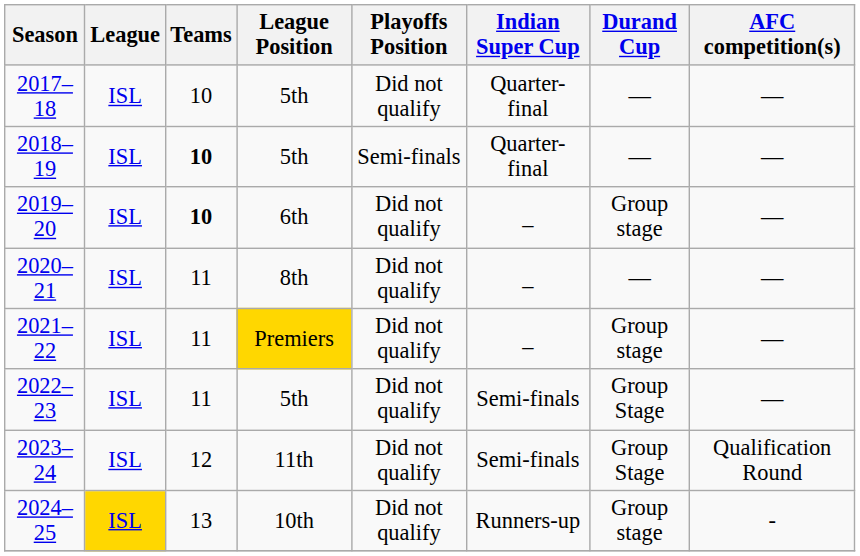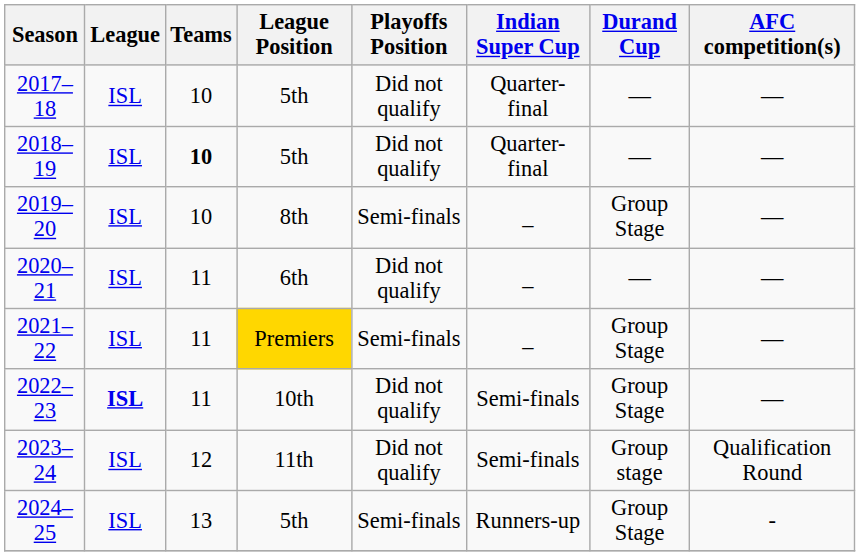(409, 156) Semi-finals -> (409, 156) Did not qualify
(201, 217) bold -> (201, 217) normal
(294, 217) 6th -> (294, 217) 8th
(409, 217) Did not qualify -> (409, 217) Semi-finals
(640, 217) Group stage -> (640, 217) Group Stage
(294, 277) 8th -> (294, 277) 6th
(409, 338) Did not qualify -> (409, 338) Semi-finals
(640, 338) Group stage -> (640, 338) Group Stage
(125, 399) normal -> (125, 399) bold
(294, 399) 5th -> (294, 399) 10th
(640, 459) Group Stage -> (640, 459) Group stage
(125, 520) gold background -> (125, 520) no background
(294, 520) 10th -> (294, 520) 5th
(409, 520) Did not qualify -> (409, 520) Semi-finals
(640, 520) Group stage -> (640, 520) Group Stage
